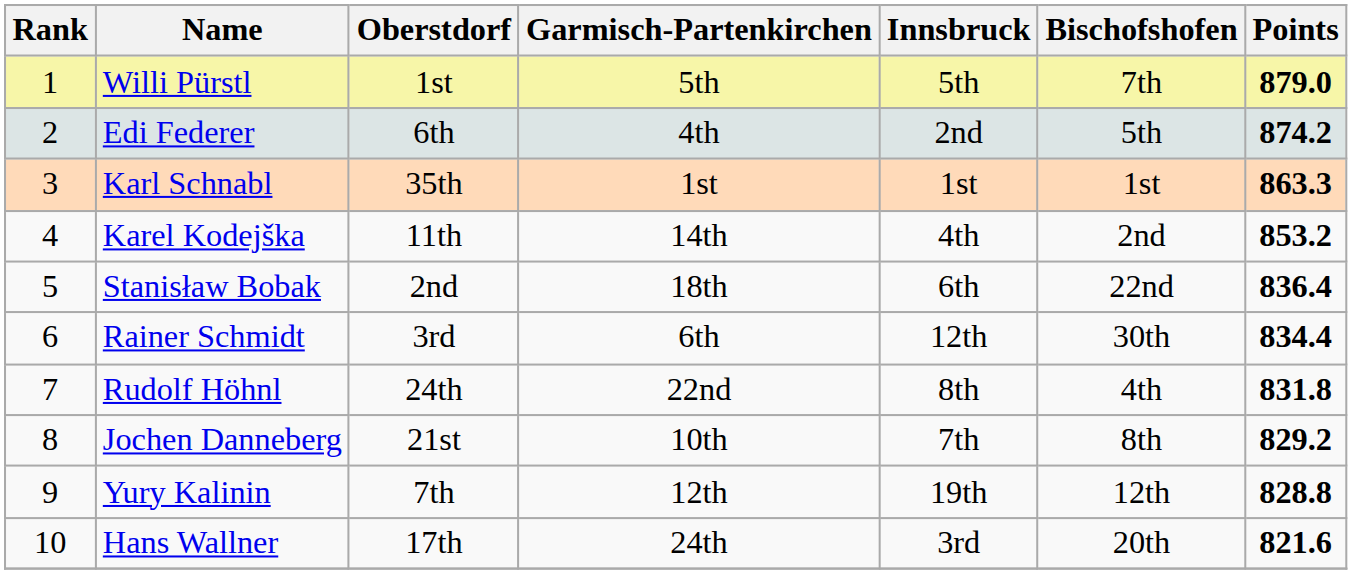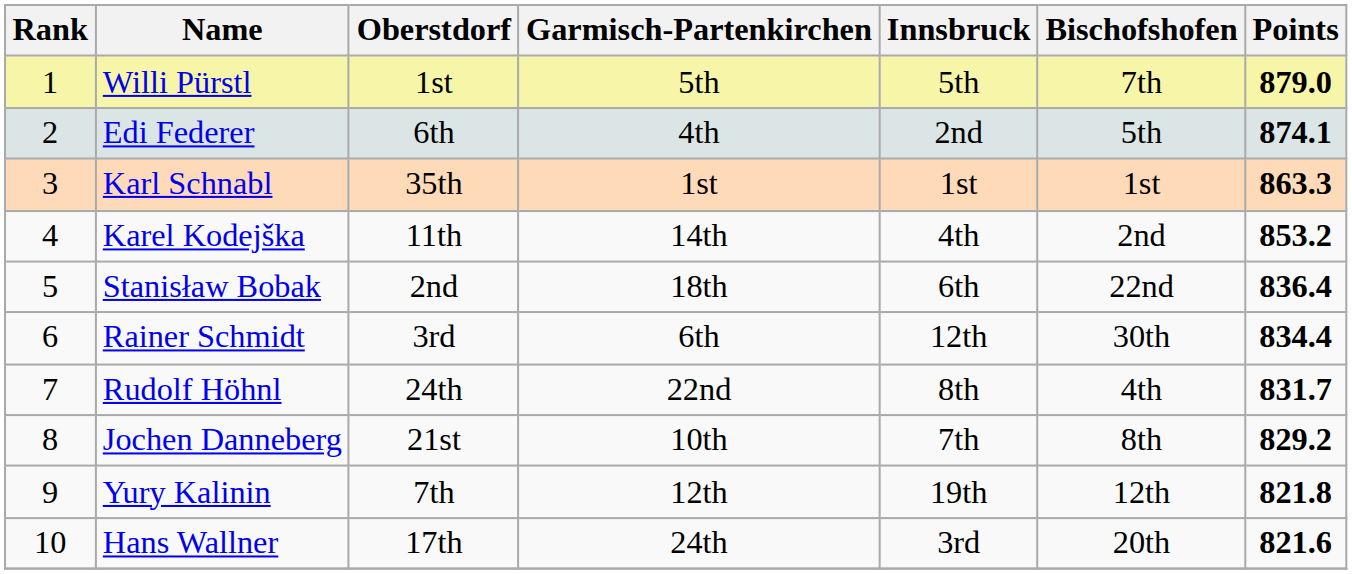(1296, 132) 874.2 -> (1296, 132) 874.1
(1296, 388) 831.8 -> (1296, 388) 831.7
(1296, 491) 828.8 -> (1296, 491) 821.8
